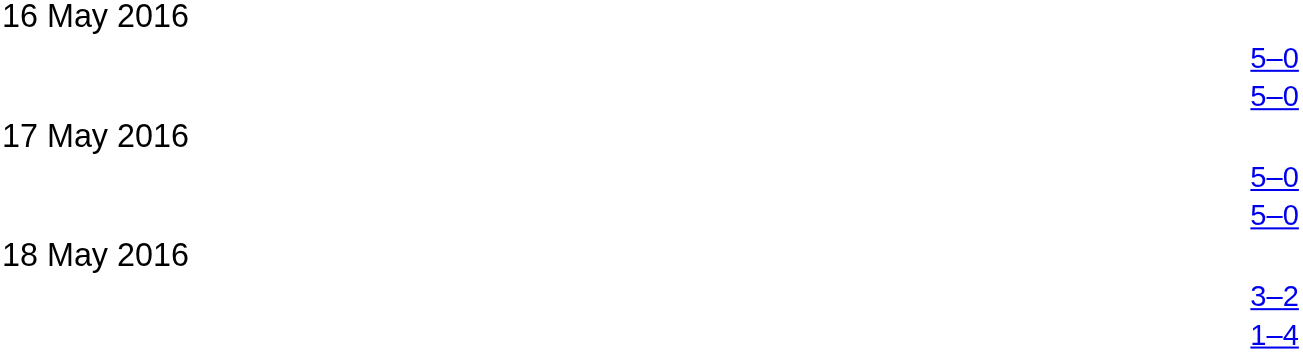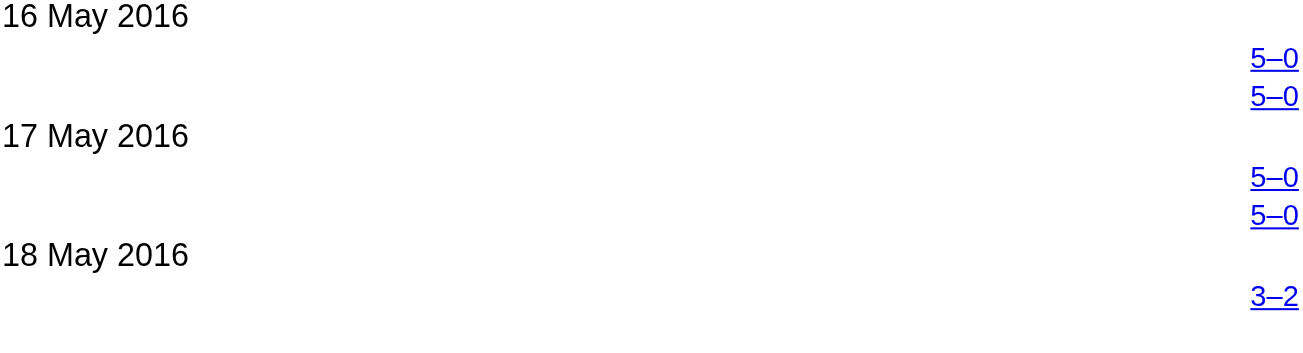- row: (530, 334)
